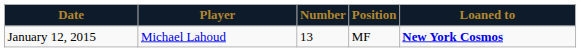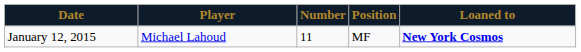(306, 36) 13 -> (306, 36) 11
